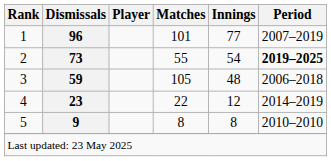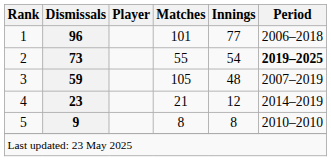(292, 36) 2007–2019 -> (292, 36) 2006–2018
(292, 79) 2006–2018 -> (292, 79) 2007–2019
(181, 101) 22 -> (181, 101) 21
